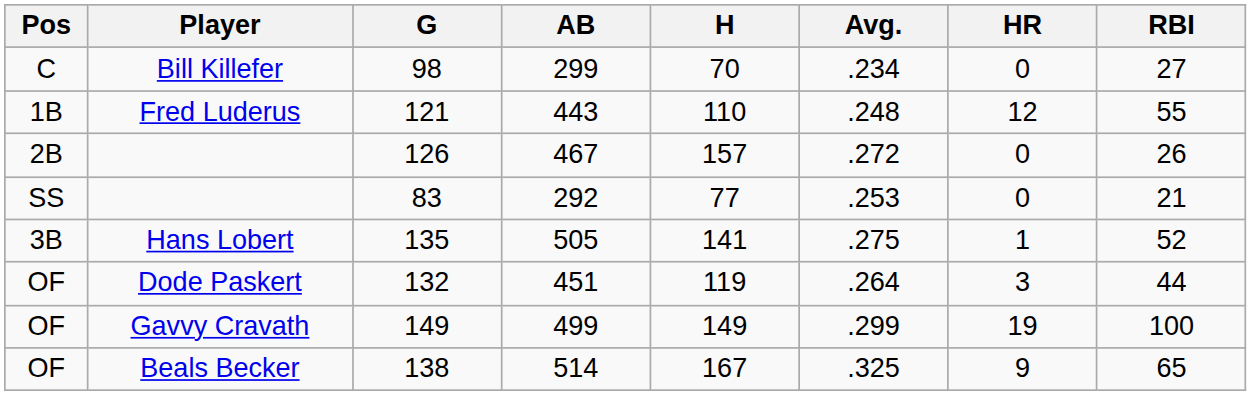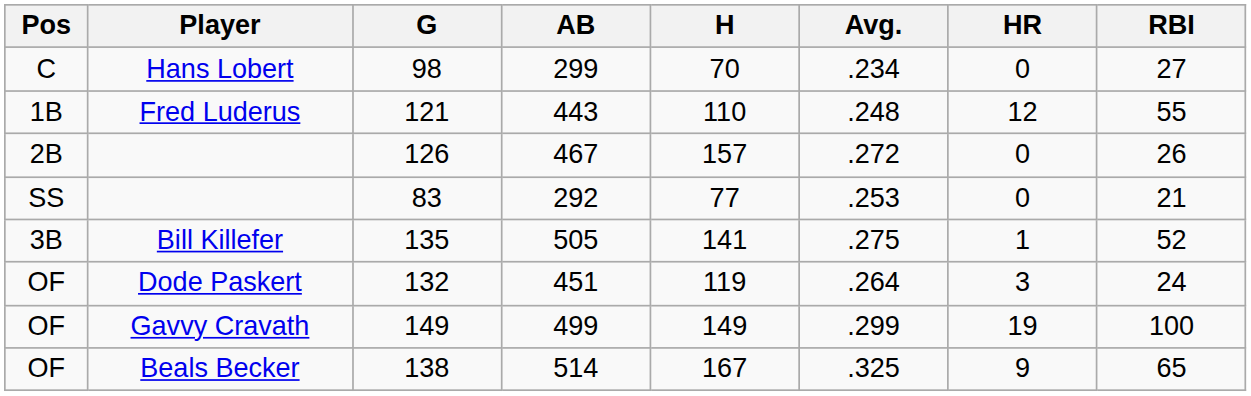(220, 68) Bill Killefer -> (220, 68) Hans Lobert
(220, 240) Hans Lobert -> (220, 240) Bill Killefer
(1171, 283) 44 -> (1171, 283) 24
